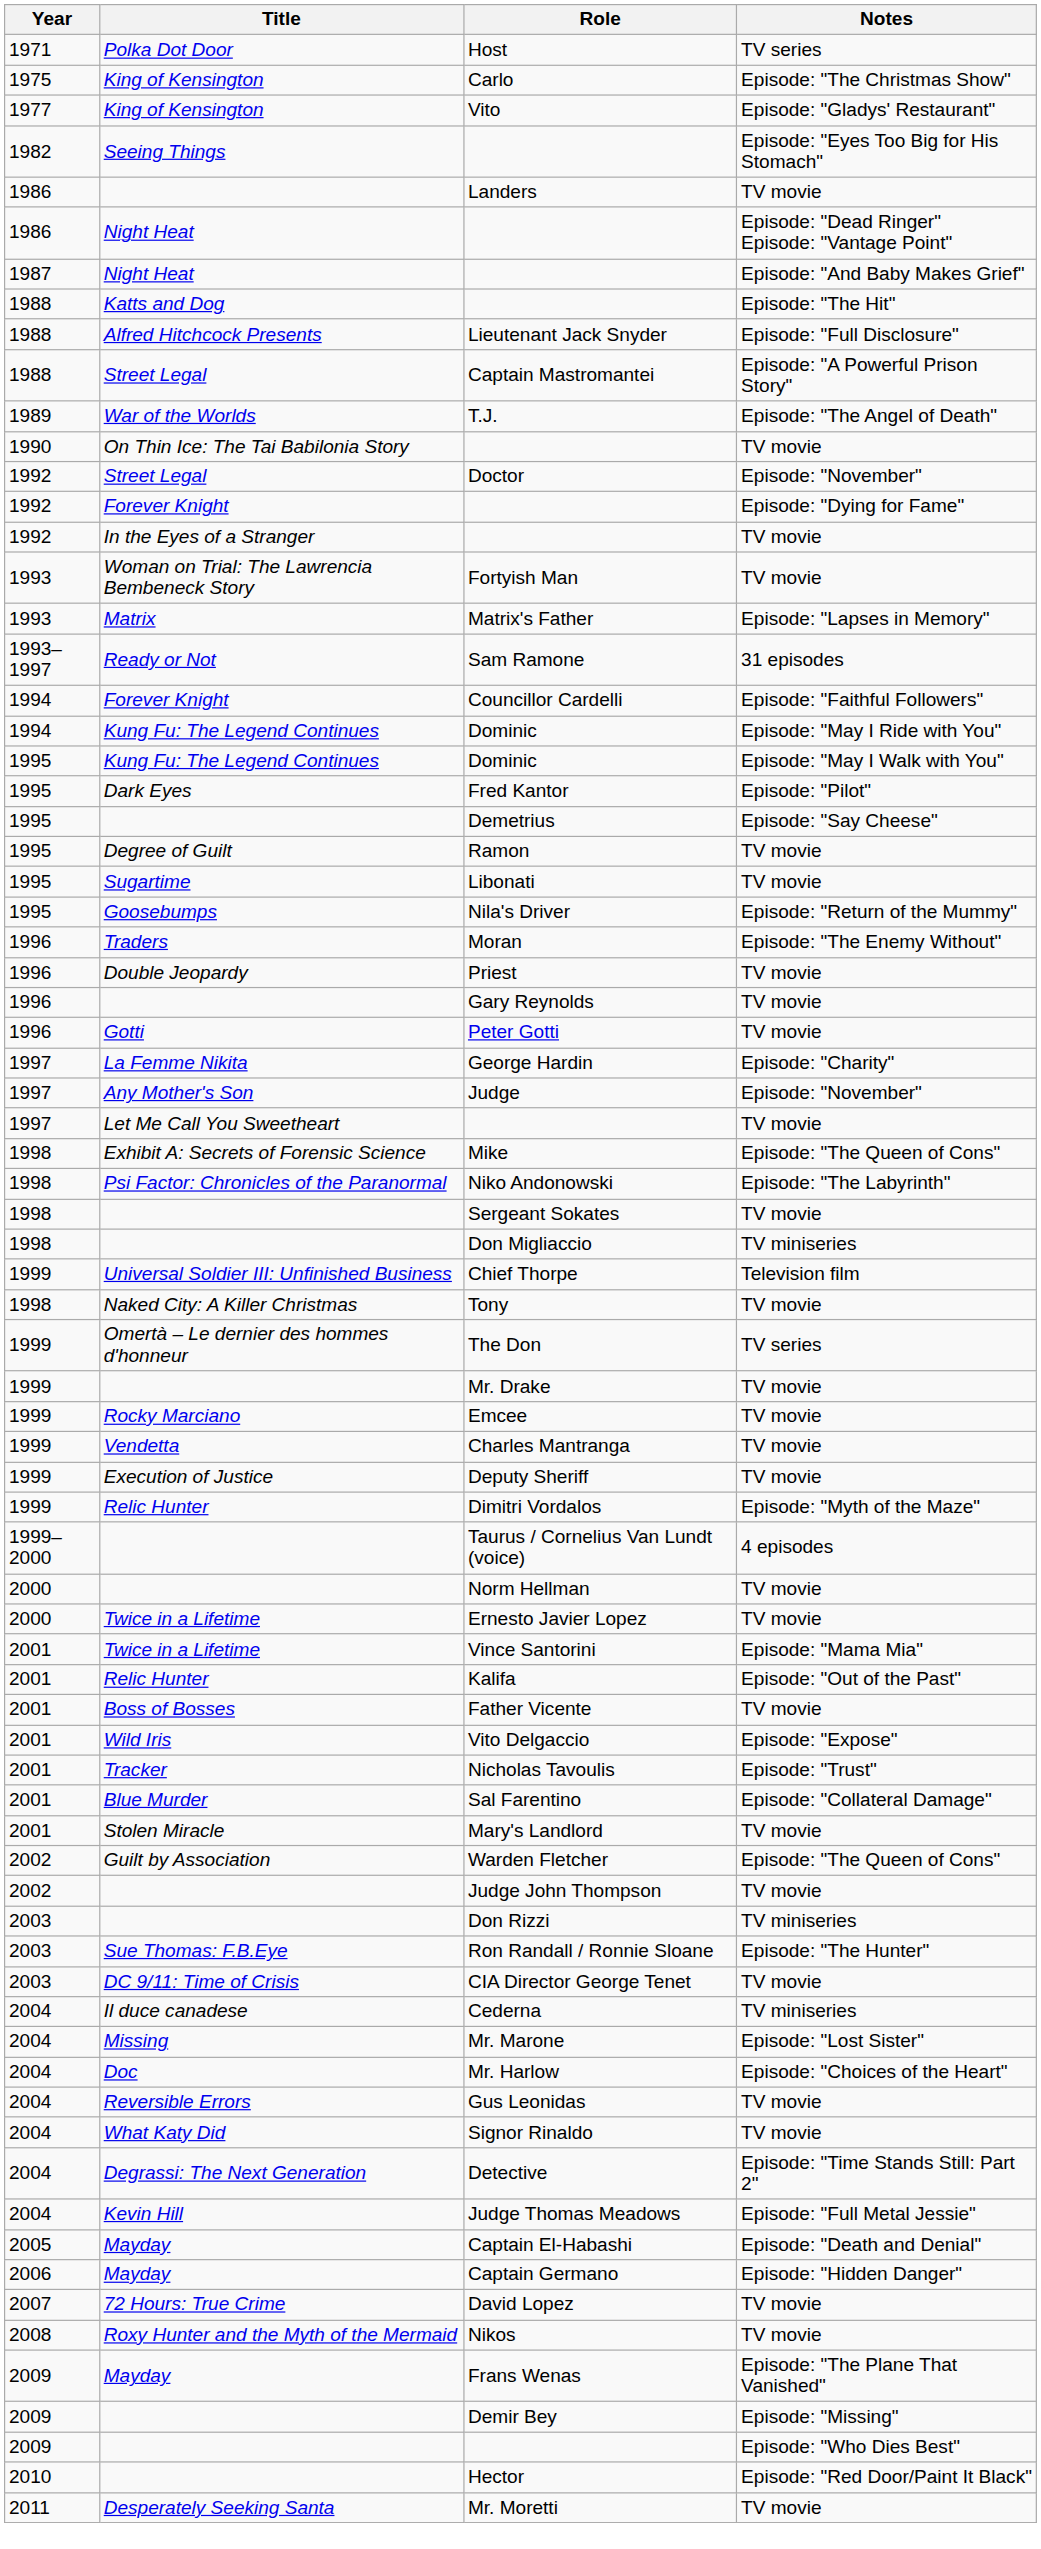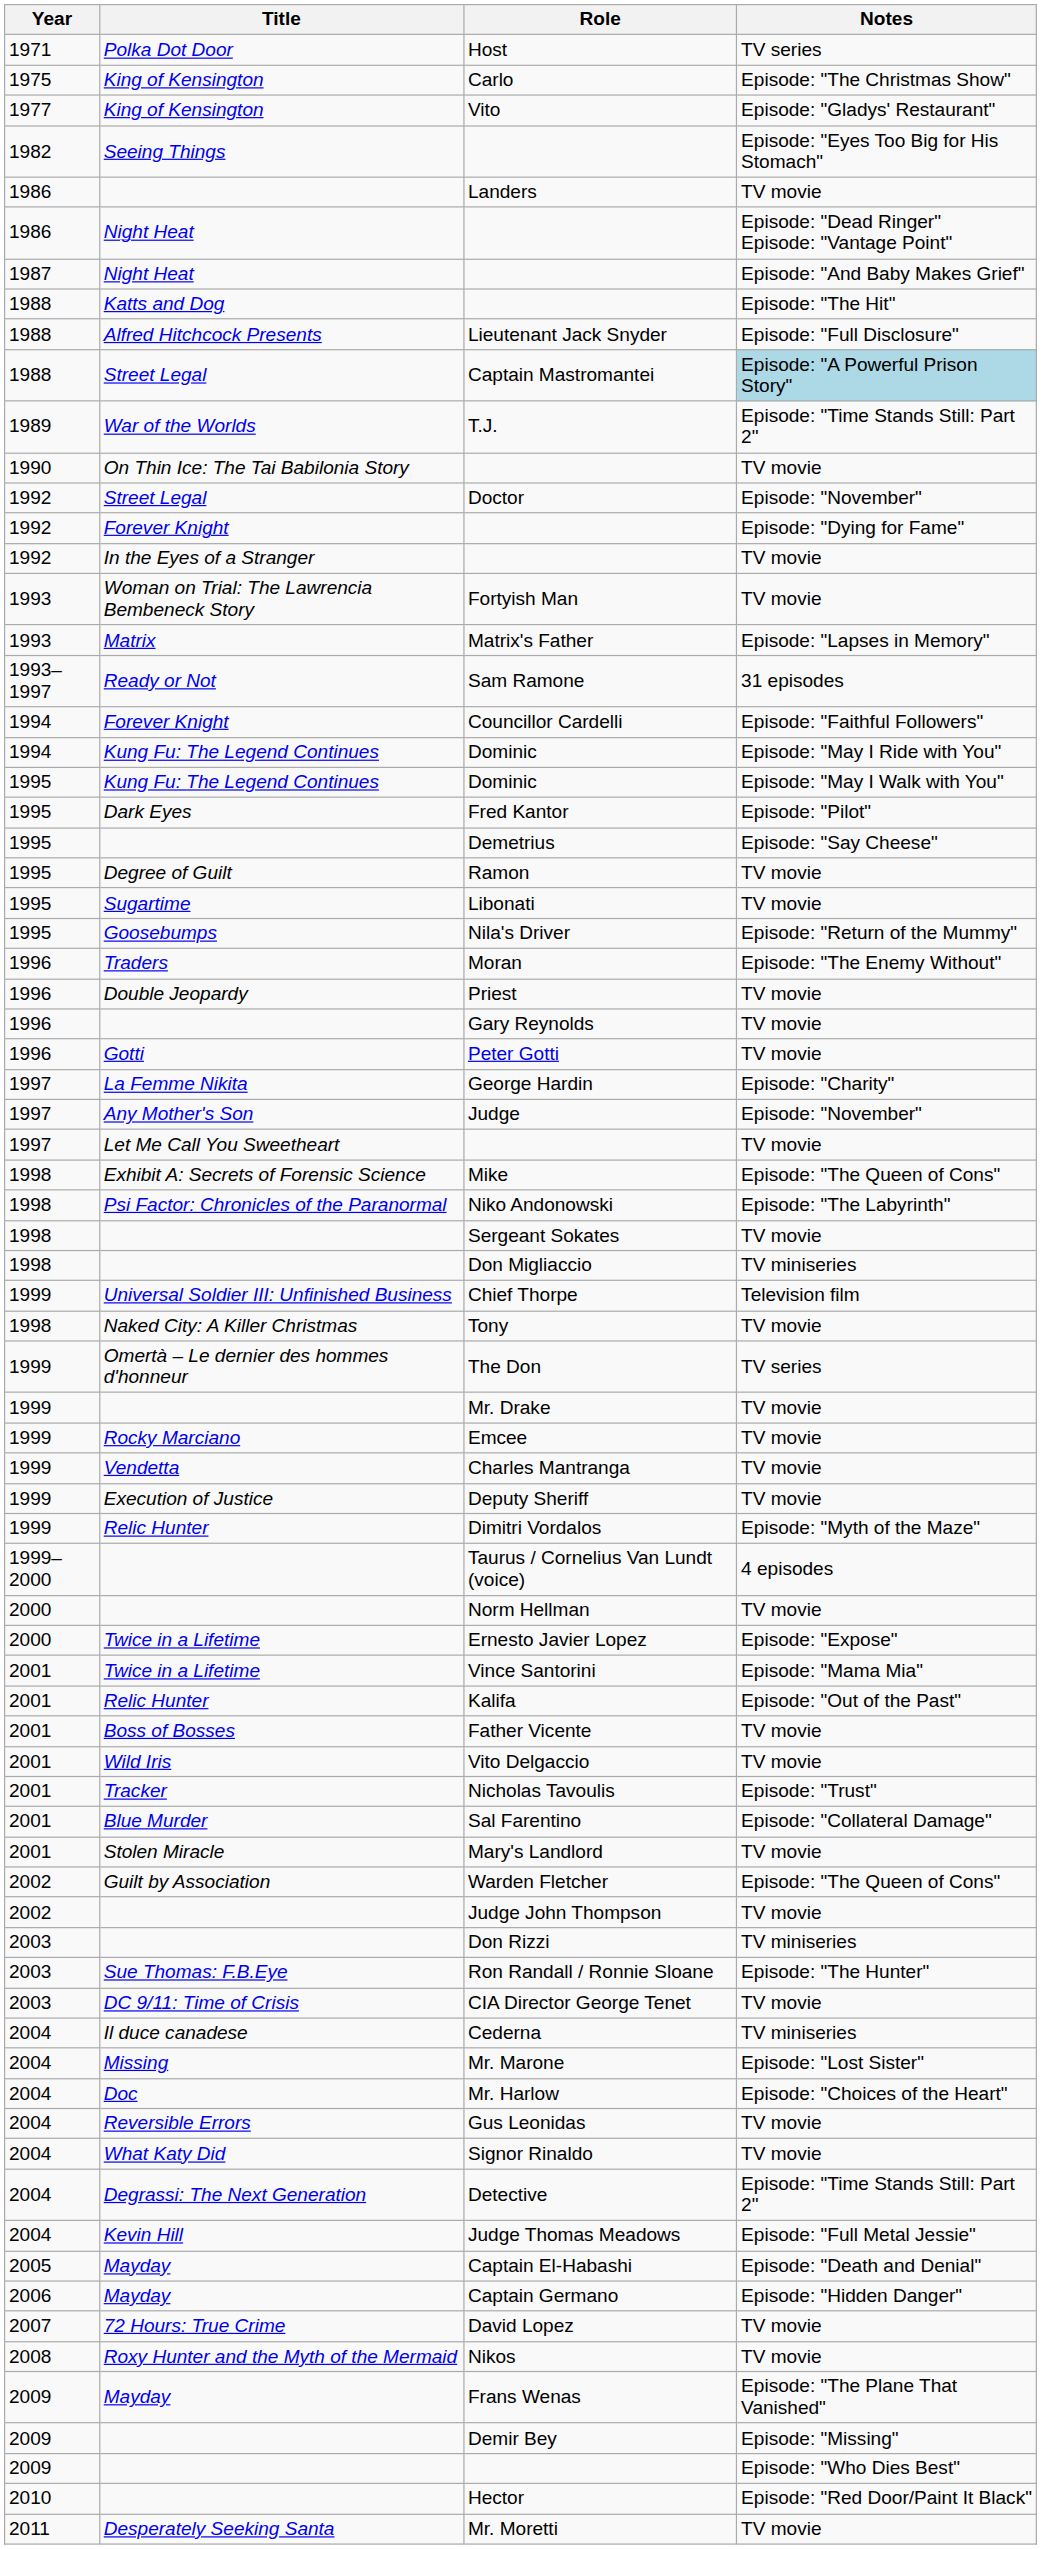(859, 375) no background -> (859, 375) lightblue background
(869, 416) Episode: "The Angel of Death" -> (878, 426) Episode: "Time Stands Still: Part 2"
(781, 1618) TV movie -> (819, 1640) Episode: "Expose"
(819, 1739) Episode: "Expose" -> (781, 1761) TV movie
